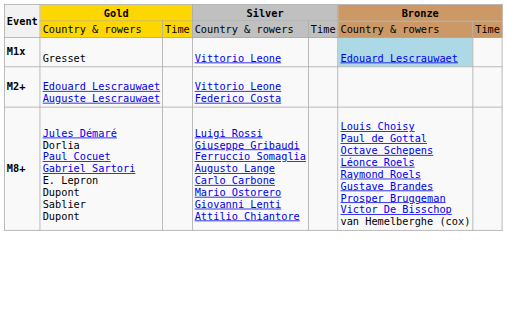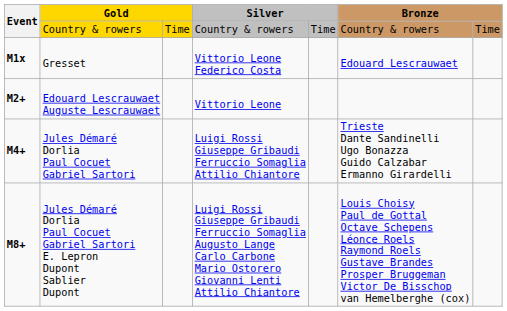(238, 58) Vittorio Leone -> (238, 64) Vittorio Leone Federico Costa
(399, 58) lightblue background -> (399, 64) no background
(238, 93) Vittorio Leone Federico Costa -> (238, 104) Vittorio Leone
+ row: (89, 157)
